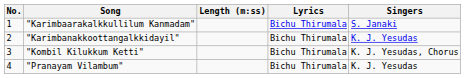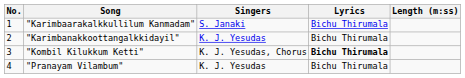columns swapped: (405, 12) <-> (233, 12)
(308, 53) normal -> (349, 53) bold
